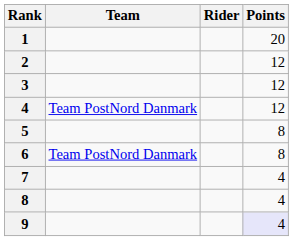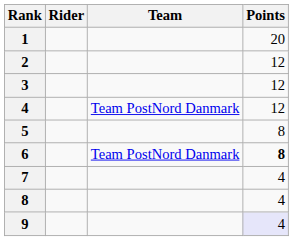columns swapped: (222, 16) <-> (123, 16)
(281, 154) normal -> (281, 154) bold
